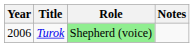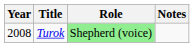(19, 33) 2006 -> (19, 33) 2008
